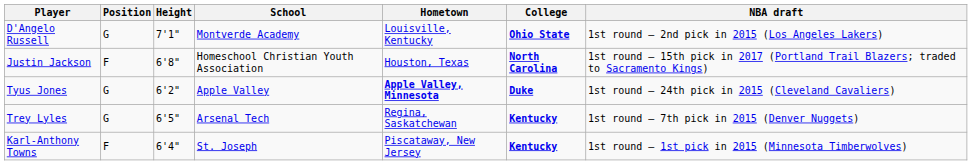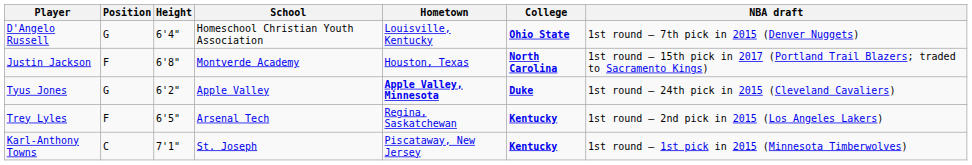(168, 35) 7'1" -> (168, 35) 6'4"
(248, 35) Montverde Academy -> (275, 35) Homeschool Christian Youth Association
(736, 35) 1st round – 2nd pick in 2015 (Los Angeles Lakers) -> (724, 35) 1st round – 7th pick in 2015 (Denver Nuggets)
(275, 62) Homeschool Christian Youth Association -> (248, 62) Montverde Academy
(106, 118) G -> (106, 118) F
(724, 118) 1st round – 7th pick in 2015 (Denver Nuggets) -> (736, 118) 1st round – 2nd pick in 2015 (Los Angeles Lakers)
(106, 146) F -> (106, 146) C
(168, 146) 6'4" -> (168, 146) 7'1"
